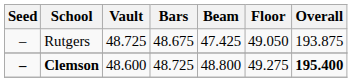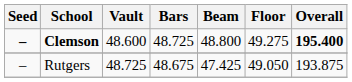rows swapped: (72, 65) <-> (67, 41)
